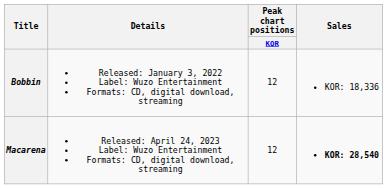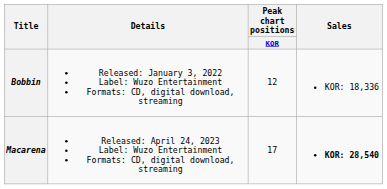(272, 150) 12 -> (272, 150) 17
